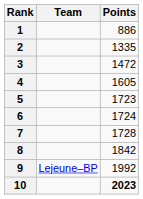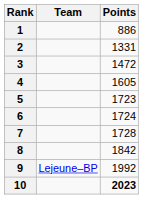(124, 47) 1335 -> (124, 47) 1331
